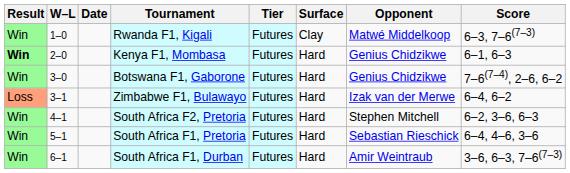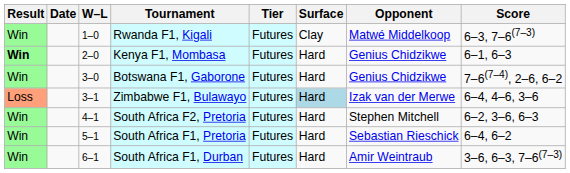columns swapped: (63, 14) <-> (94, 14)
(312, 97) no background -> (312, 97) lightblue background
(488, 97) 6–4, 6–2 -> (501, 97) 6–4, 4–6, 3–6
(501, 136) 6–4, 4–6, 3–6 -> (488, 136) 6–4, 6–2
